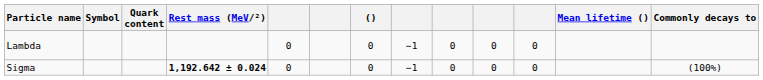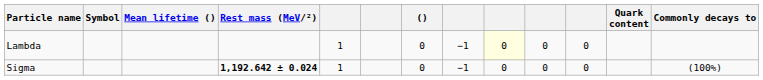columns swapped: (144, 18) <-> (603, 18)
(289, 45) 0 -> (340, 45) 1
(453, 45) no background -> (504, 45) lightyellow background
(289, 68) 0 -> (340, 68) 1
